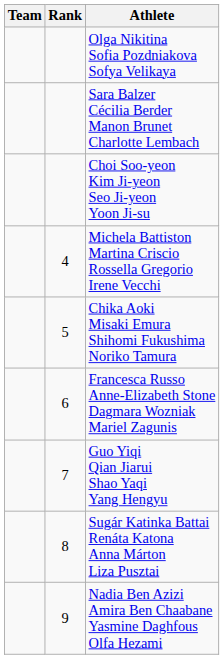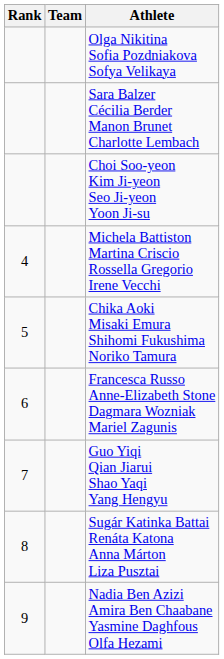columns swapped: (65, 15) <-> (25, 15)
